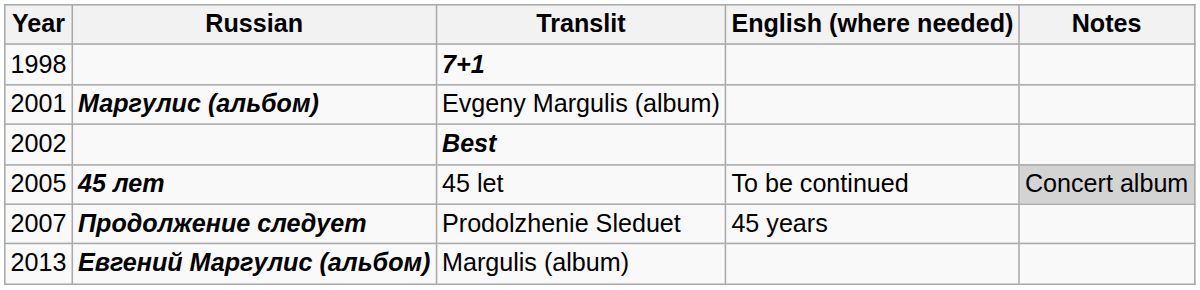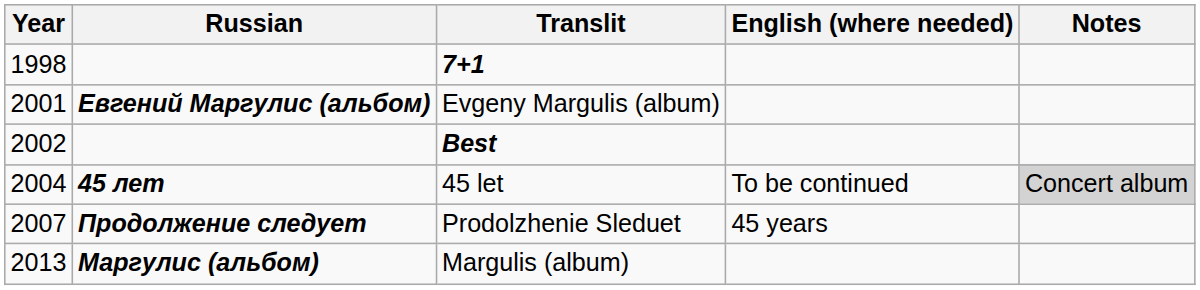(198, 104) Маргулис (альбом) -> (254, 104) Евгений Маргулис (альбом)
(39, 183) 2005 -> (39, 183) 2004
(254, 263) Евгений Маргулис (альбом) -> (198, 263) Маргулис (альбом)
